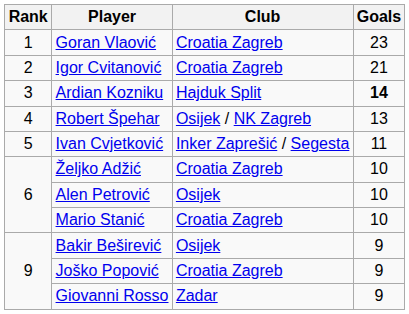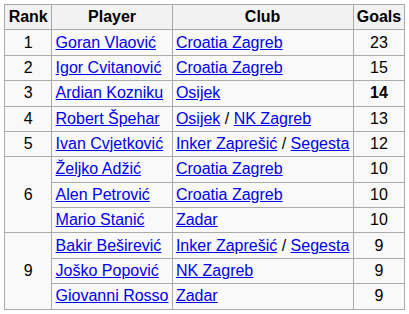(379, 67) 21 -> (379, 67) 15
(219, 93) Hajduk Split -> (198, 93) Osijek
(379, 144) 11 -> (379, 144) 12
(198, 194) Osijek -> (229, 194) Croatia Zagreb
(229, 220) Croatia Zagreb -> (197, 220) Zadar
(198, 245) Osijek -> (263, 245) Inker Zaprešić / Segesta
(229, 270) Croatia Zagreb -> (215, 270) NK Zagreb
